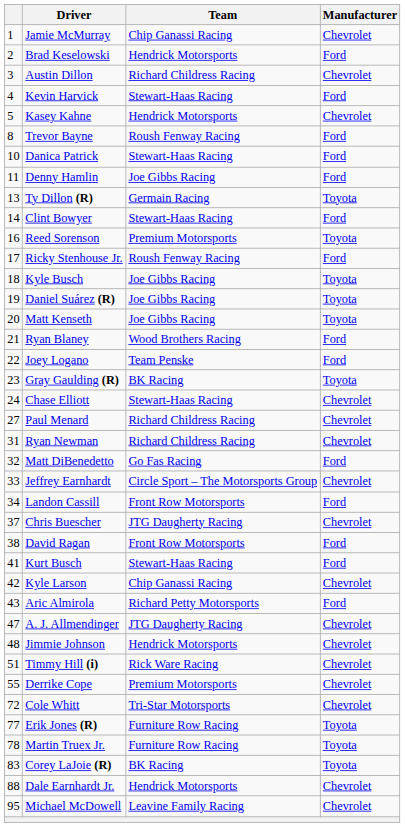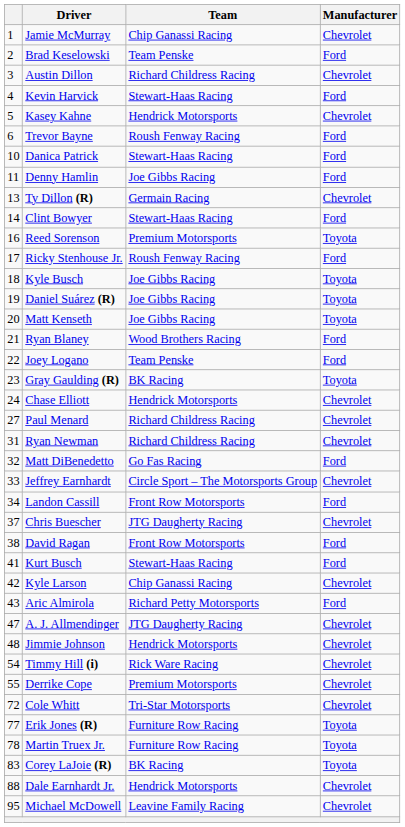(183, 55) Hendrick Motorsports -> (161, 55) Team Penske
(10, 136) 8 -> (10, 136) 6
(340, 197) Toyota -> (347, 197) Chevrolet
(180, 400) Stewart-Haas Racing -> (183, 400) Hendrick Motorsports
(13, 664) 51 -> (13, 664) 54
